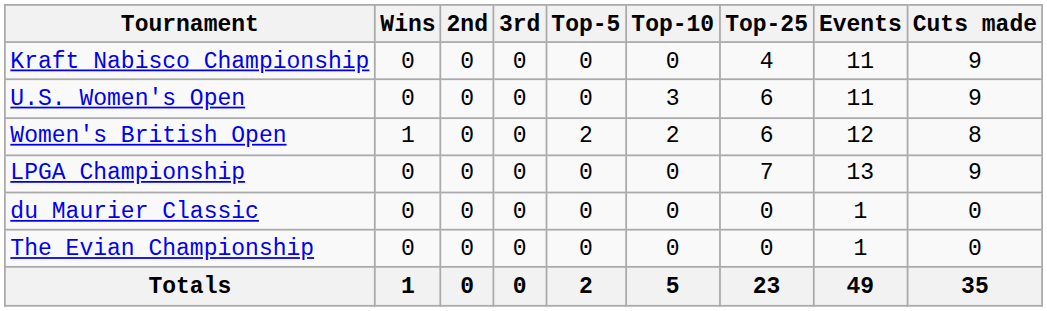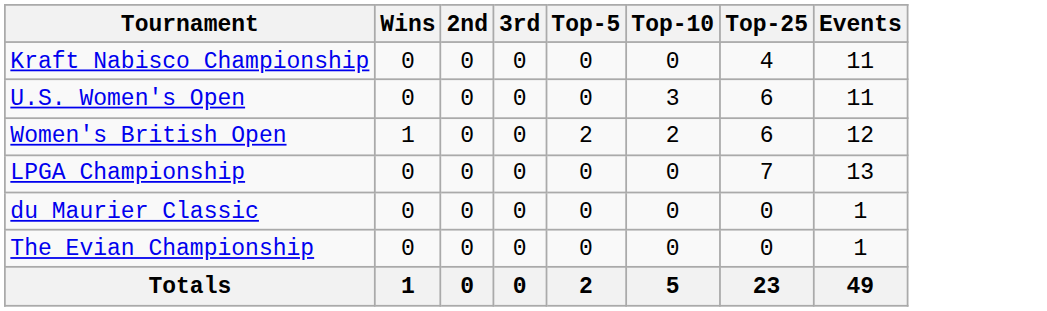- column: (975, 24)
